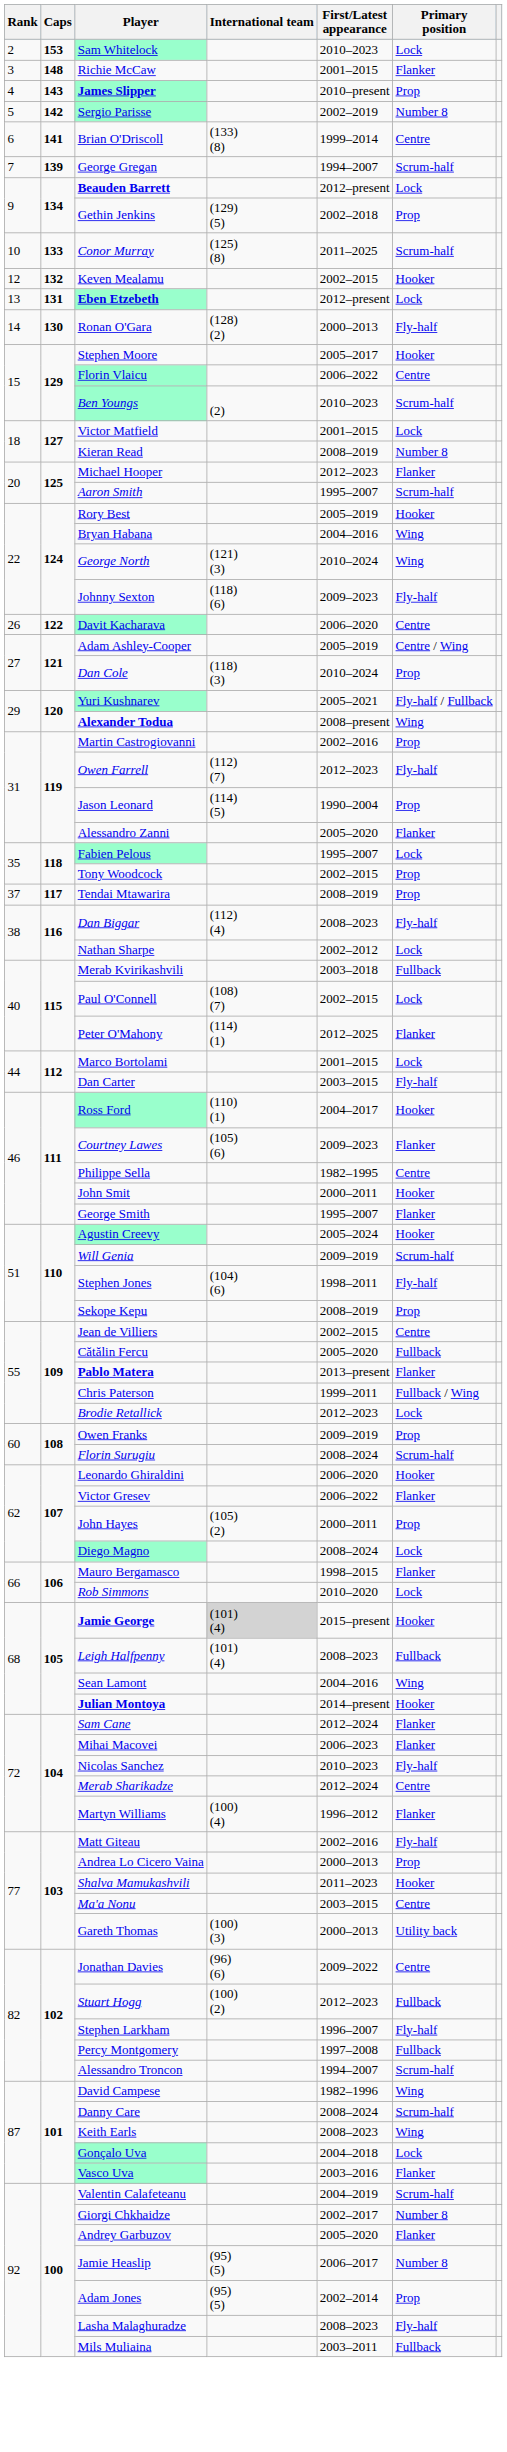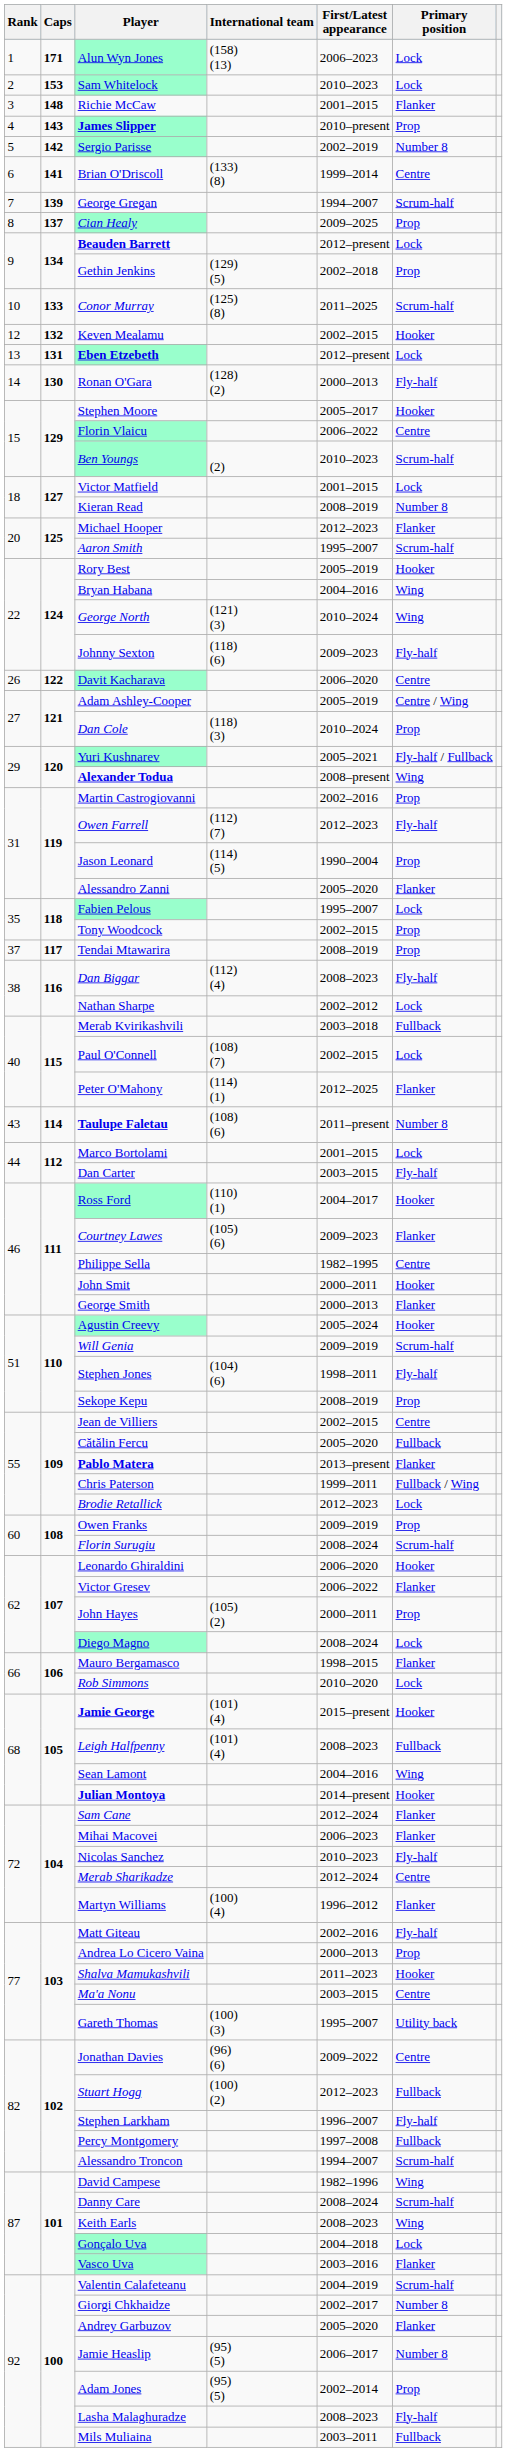+ row: (120, 57)
+ row: (107, 222)
+ row: (123, 1124)
(349, 1214) 1995–2007 -> (349, 1304) 2000–2013
(224, 1620) lightgrey background -> (224, 1711) no background
(349, 1931) 2000–2013 -> (349, 2022) 1995–2007
